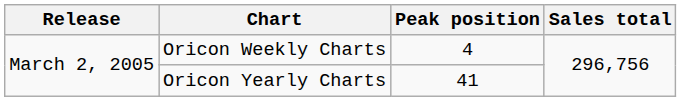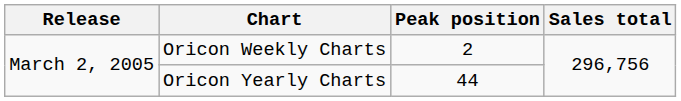(467, 50) 4 -> (467, 50) 2
(468, 80) 41 -> (468, 80) 44
